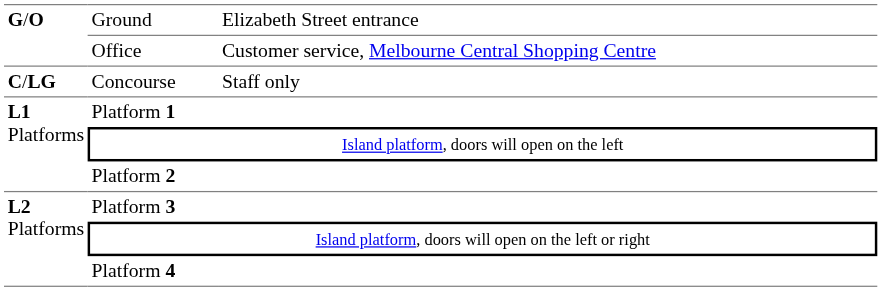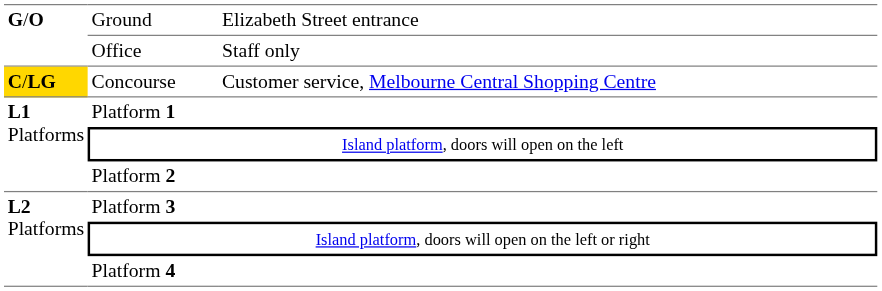(439, 50) Customer service, Melbourne Central Shopping Centre -> (261, 50) Staff only
(32, 81) no background -> (32, 81) gold background
(261, 81) Staff only -> (439, 81) Customer service, Melbourne Central Shopping Centre
